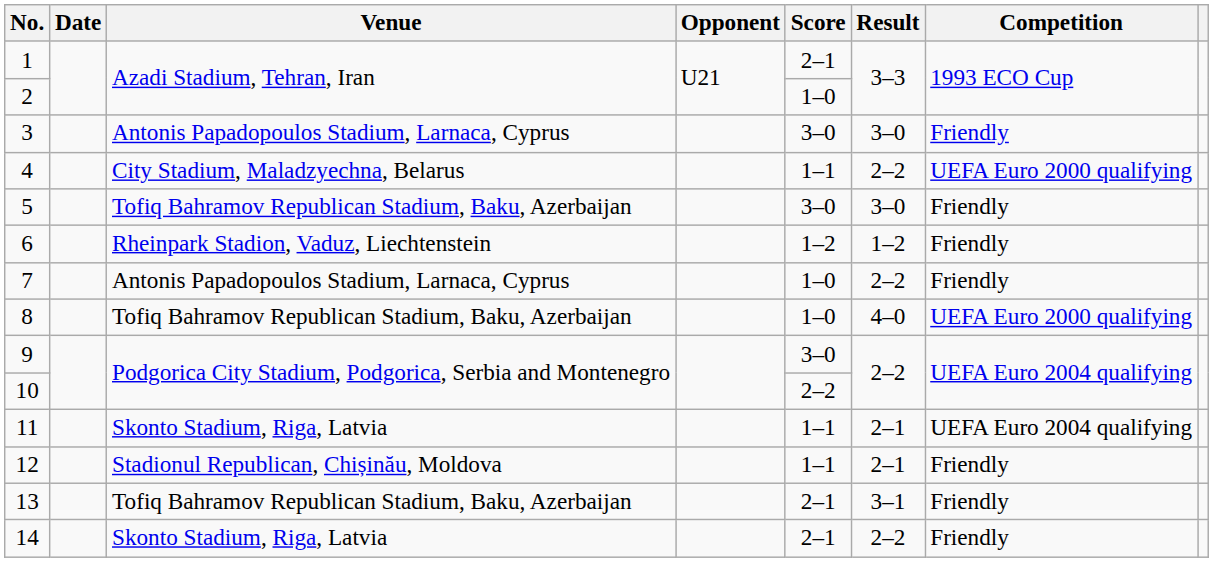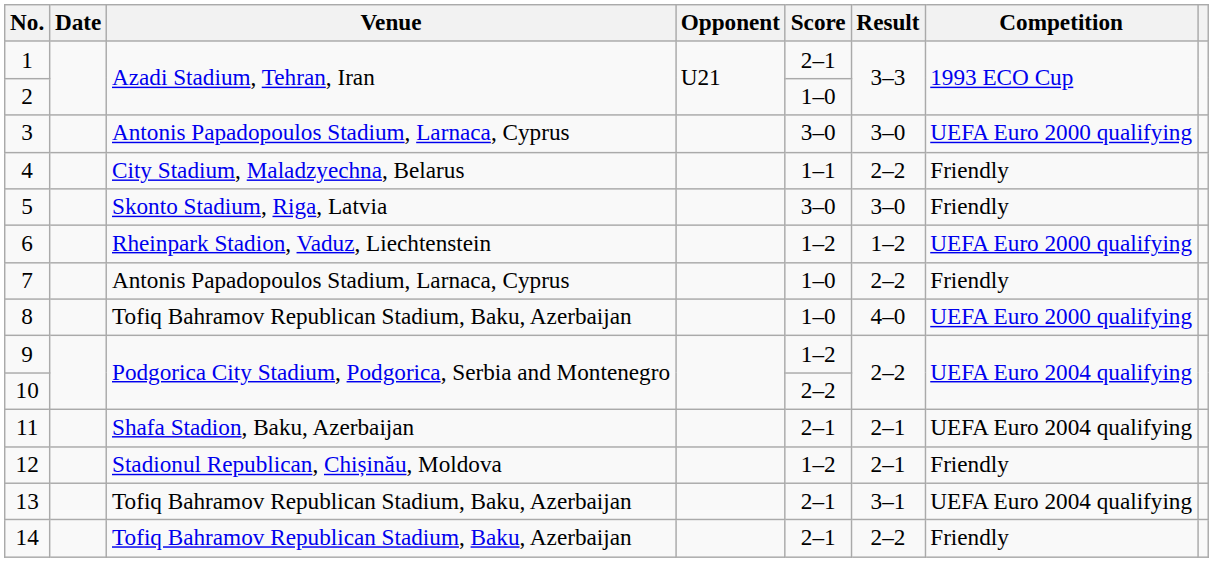(970, 133) Friendly -> (1061, 133) UEFA Euro 2000 qualifying
(1061, 170) UEFA Euro 2000 qualifying -> (970, 170) Friendly
(372, 206) Tofiq Bahramov Republican Stadium, Baku, Azerbaijan -> (250, 206) Skonto Stadium, Riga, Latvia
(970, 243) Friendly -> (1061, 243) UEFA Euro 2000 qualifying
(818, 354) 3–0 -> (818, 354) 1–2
(250, 427) Skonto Stadium, Riga, Latvia -> (263, 427) Shafa Stadion, Baku, Azerbaijan
(818, 427) 1–1 -> (818, 427) 2–1
(818, 464) 1–1 -> (818, 464) 1–2
(970, 501) Friendly -> (1061, 501) UEFA Euro 2004 qualifying
(250, 538) Skonto Stadium, Riga, Latvia -> (372, 538) Tofiq Bahramov Republican Stadium, Baku, Azerbaijan
